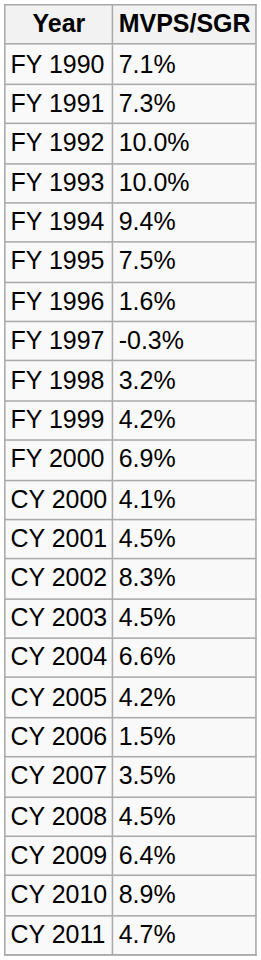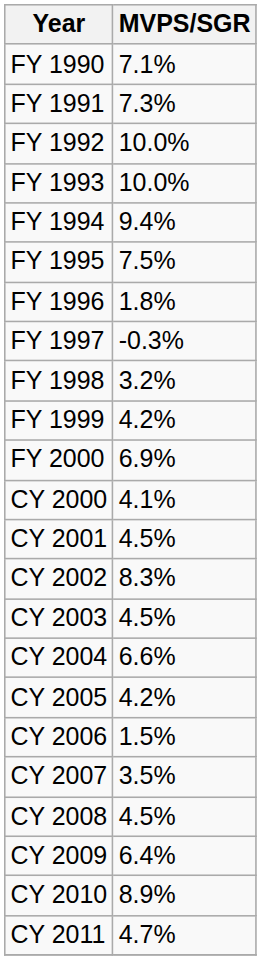(147, 301) 1.6% -> (147, 301) 1.8%
